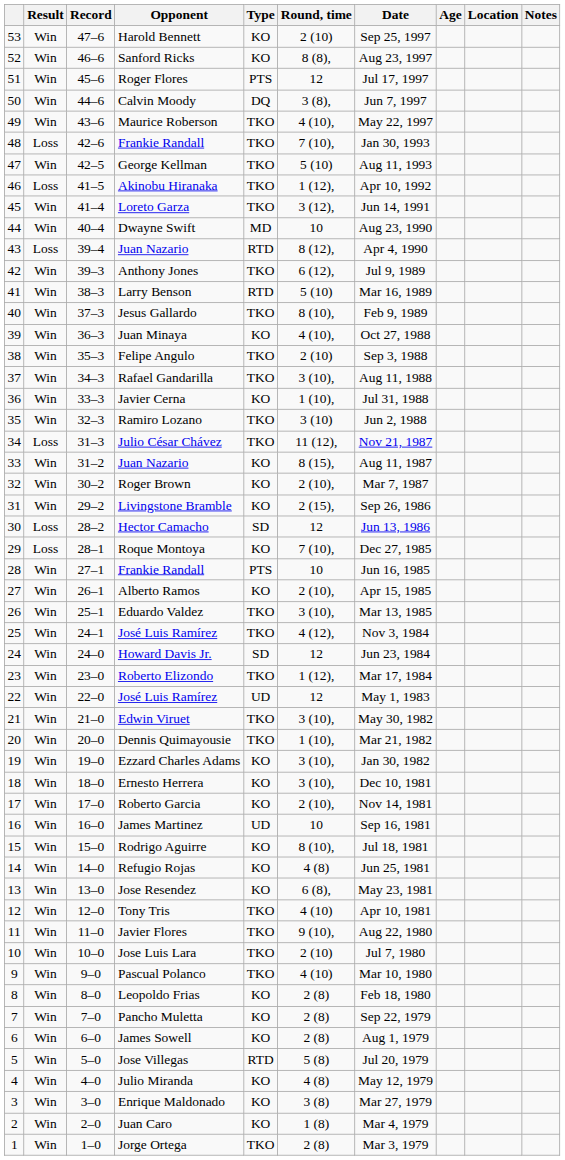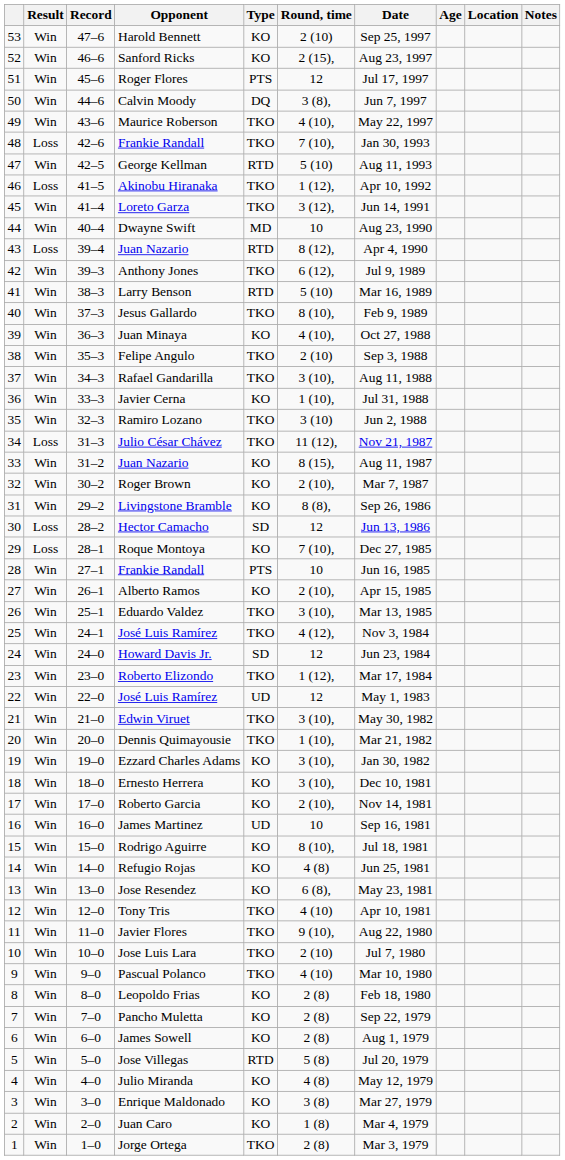(316, 57) 8 (8), -> (316, 57) 2 (15),
(261, 164) TKO -> (261, 164) RTD
(316, 505) 2 (15), -> (316, 505) 8 (8),
